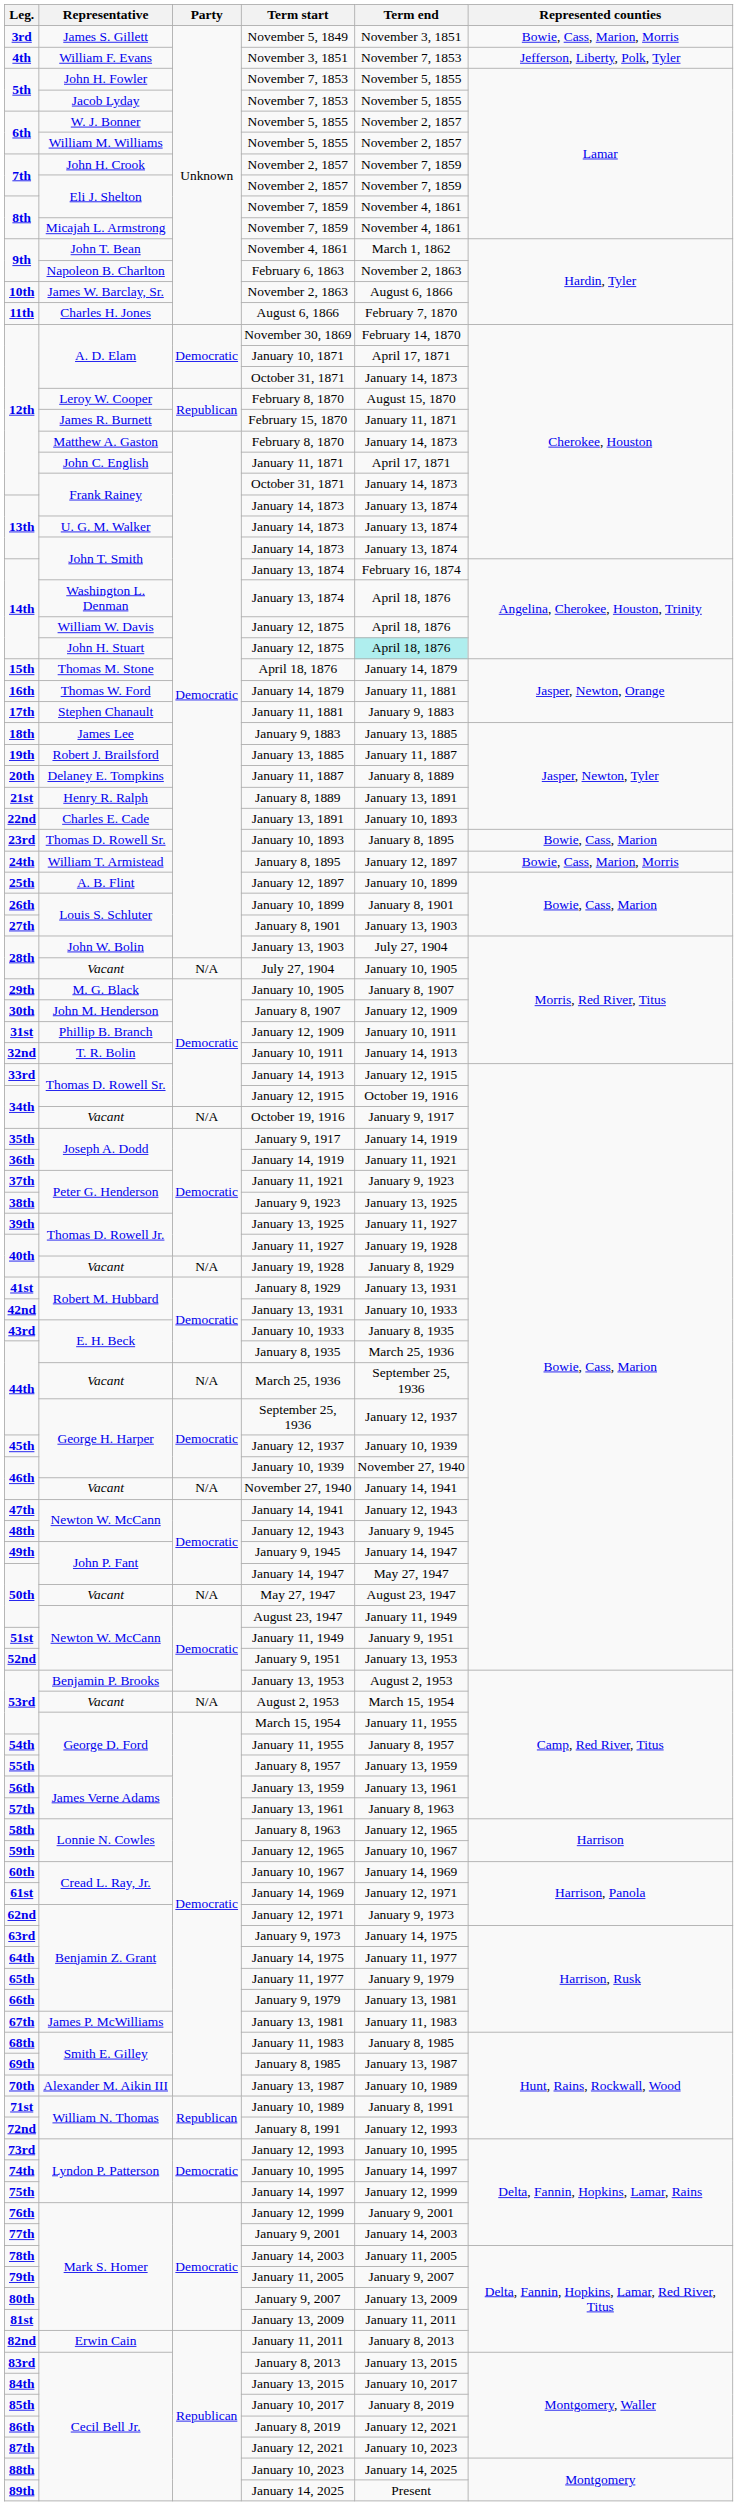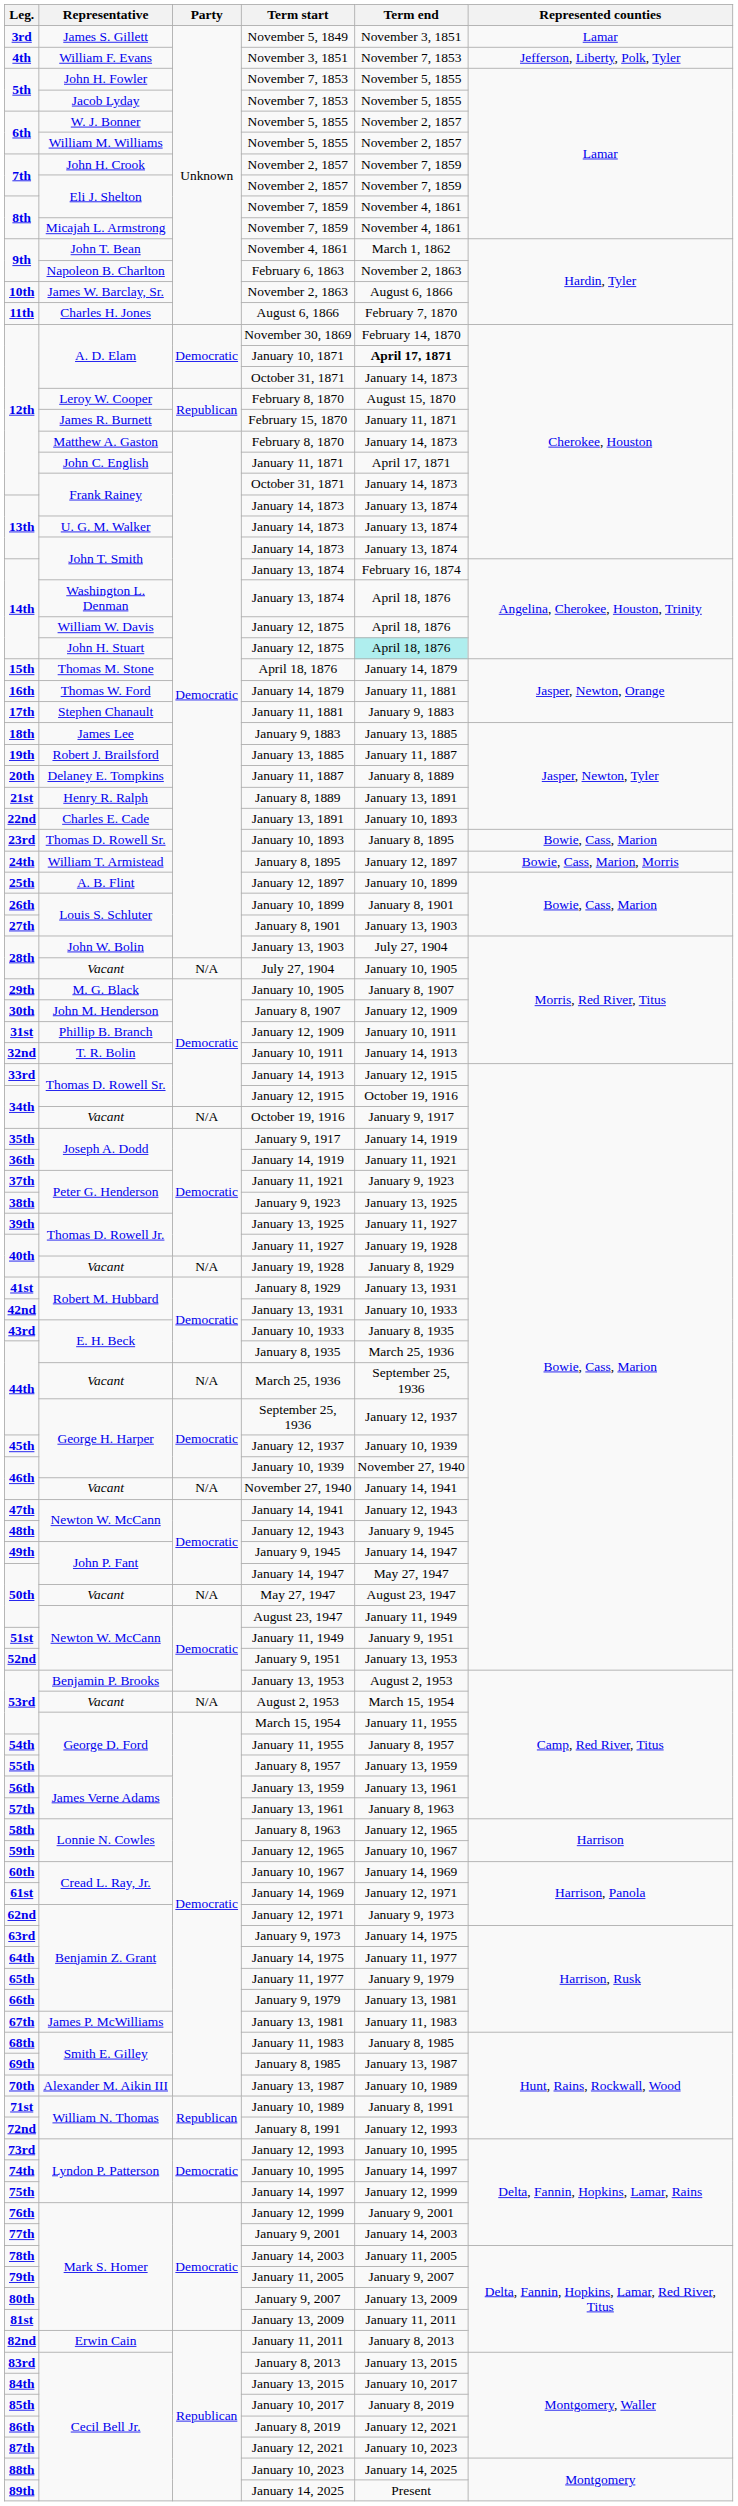(600, 36) Bowie, Cass, Marion, Morris -> (600, 36) Lamar
(411, 356) normal -> (411, 356) bold
